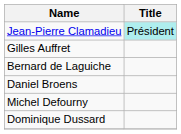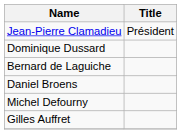(150, 31) paleturquoise background -> (150, 31) no background
rows swapped: (39, 48) <-> (56, 119)
